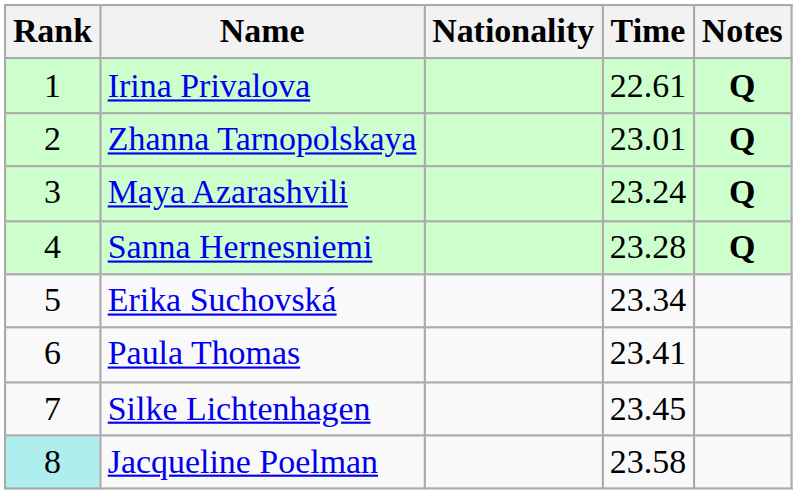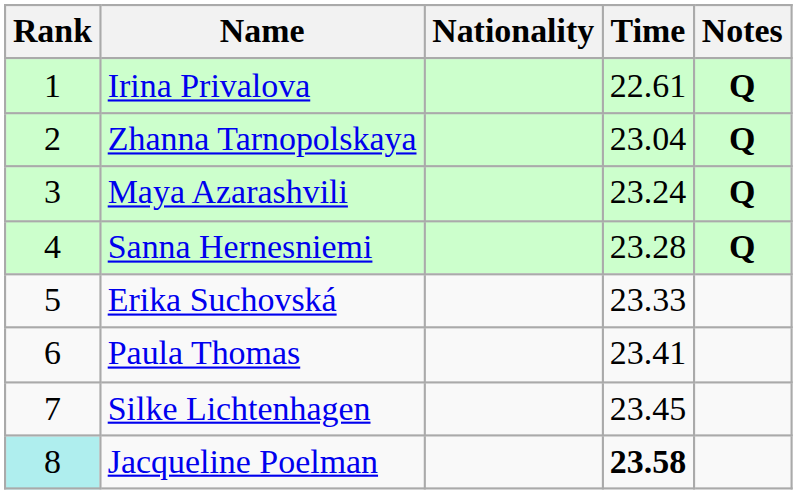(648, 138) 23.01 -> (648, 138) 23.04
(648, 300) 23.34 -> (648, 300) 23.33
(648, 461) normal -> (648, 461) bold
